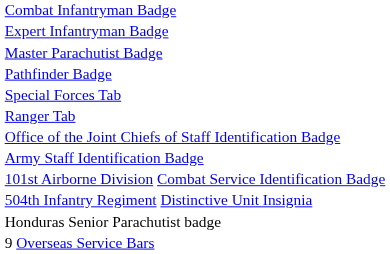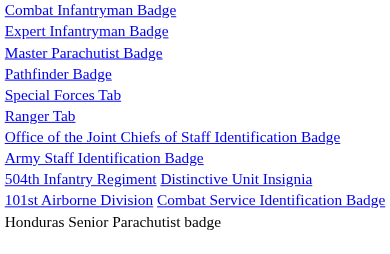rows swapped: (195, 179) <-> (159, 200)
- row: (80, 242)
